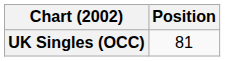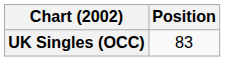(184, 42) 81 -> (184, 42) 83
